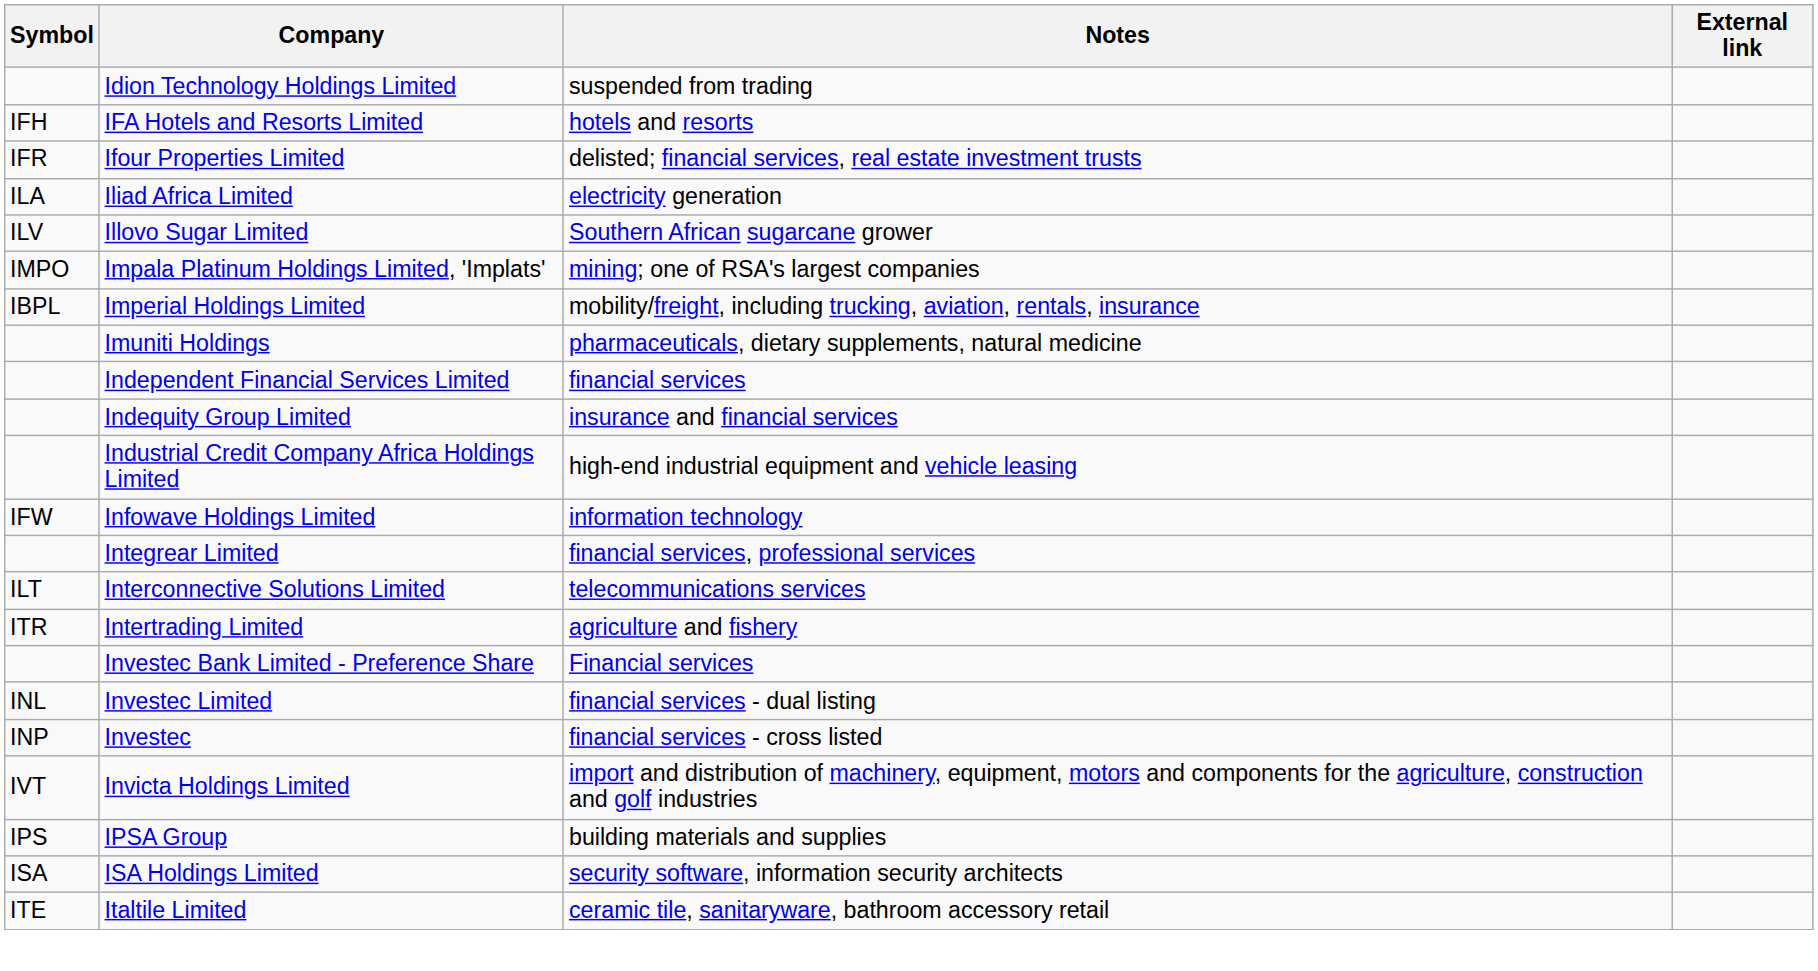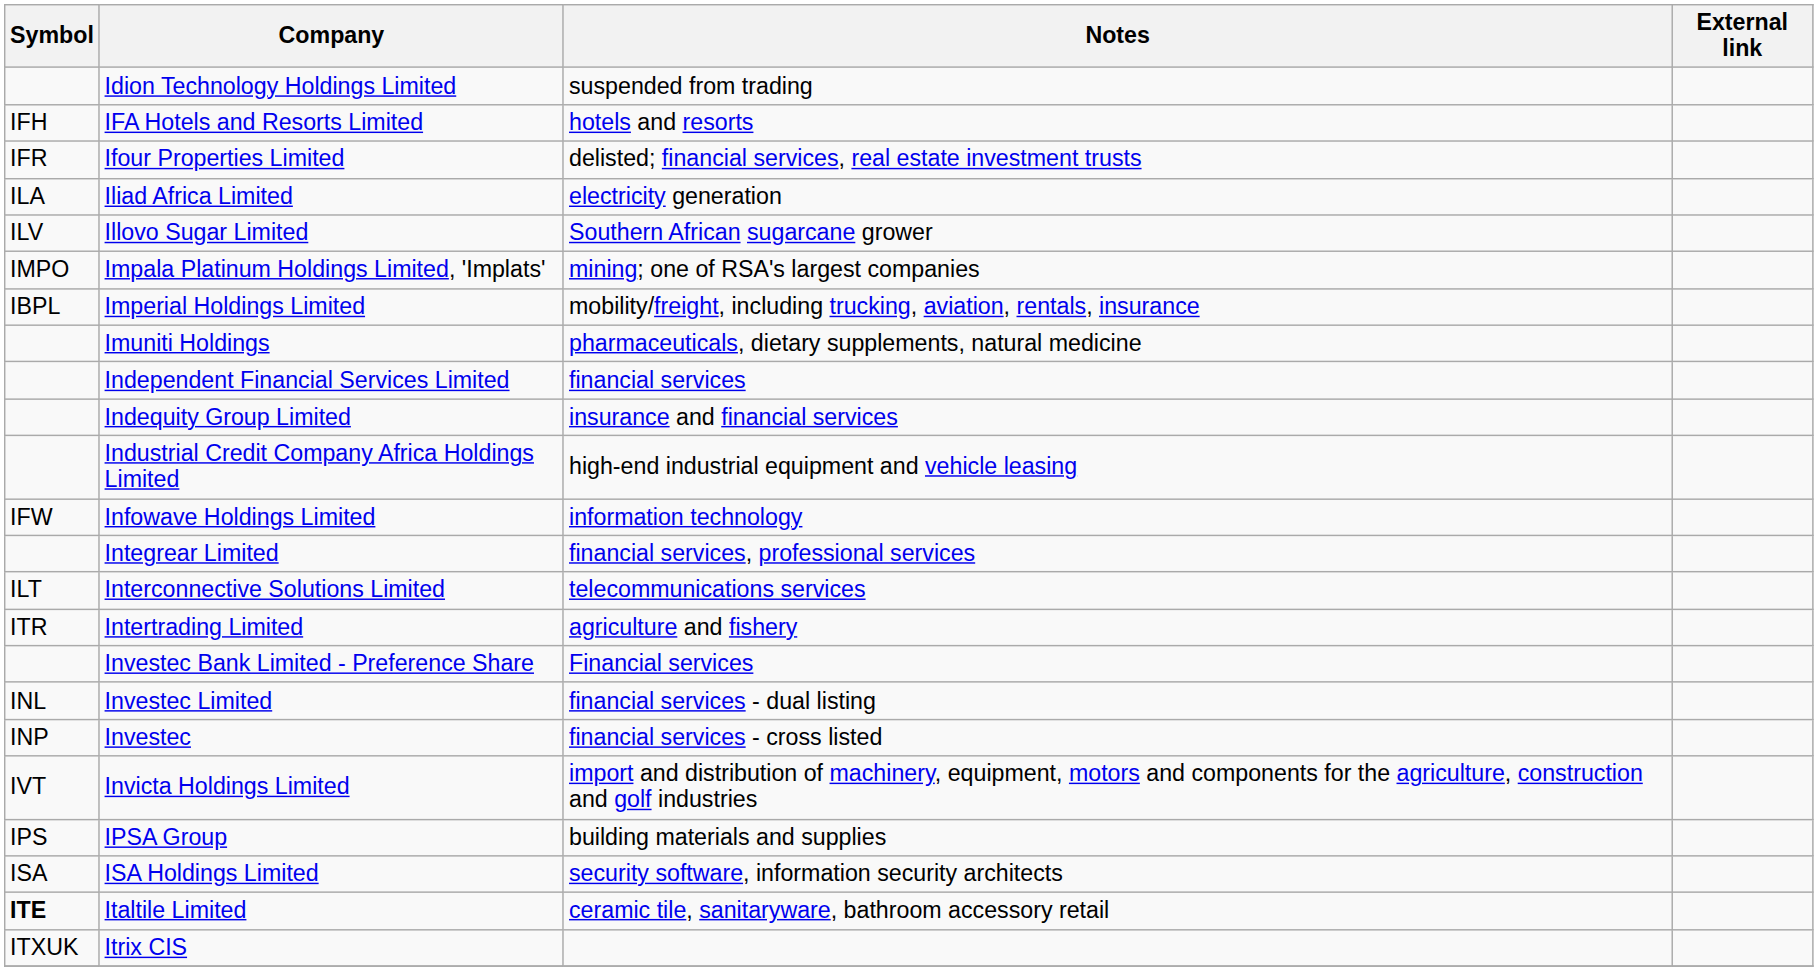(28, 910) normal -> (28, 910) bold
+ row: (146, 947)
